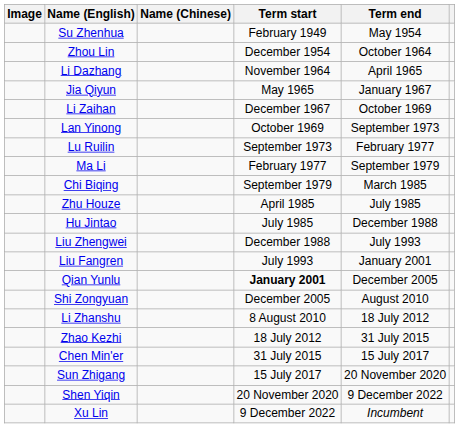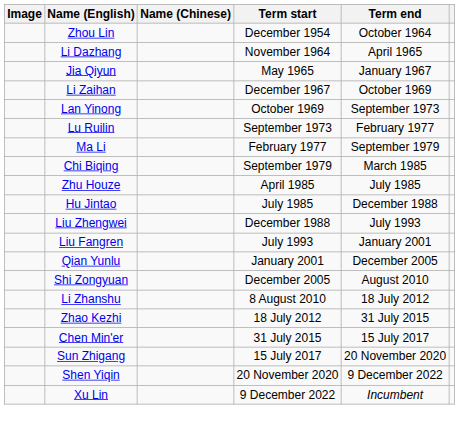- row: (91, 33)
(288, 280) bold -> (288, 261) normal
